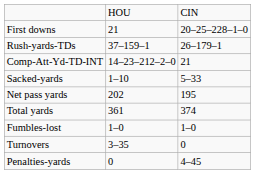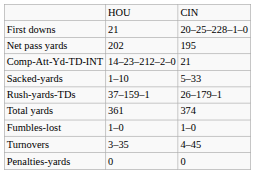rows swapped: (41, 45) <-> (37, 95)
(183, 144) 0 -> (191, 144) 4–45
(191, 161) 4–45 -> (183, 161) 0
